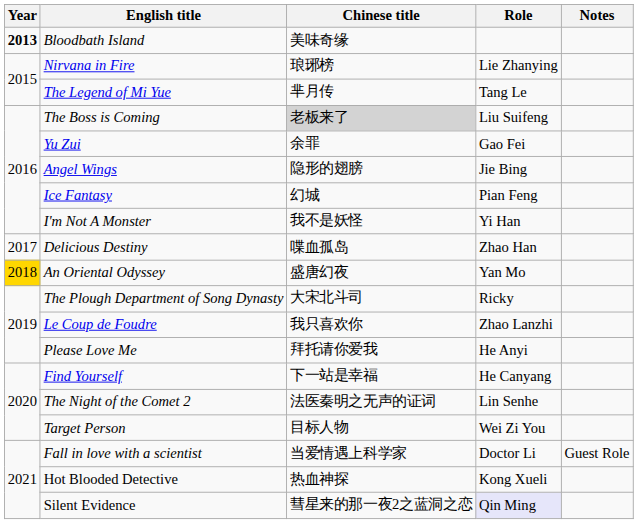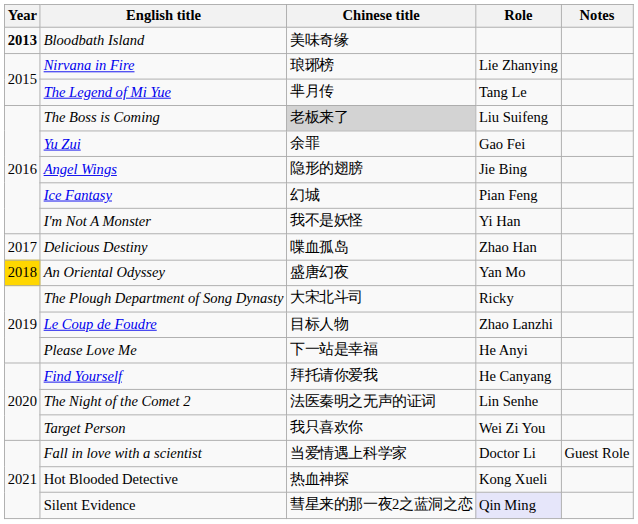(327, 324) 我只喜欢你 -> (319, 324) 目标人物
(334, 349) 拜托请你爱我 -> (334, 349) 下一站是幸福
(334, 375) 下一站是幸福 -> (334, 375) 拜托请你爱我
(319, 427) 目标人物 -> (327, 427) 我只喜欢你
